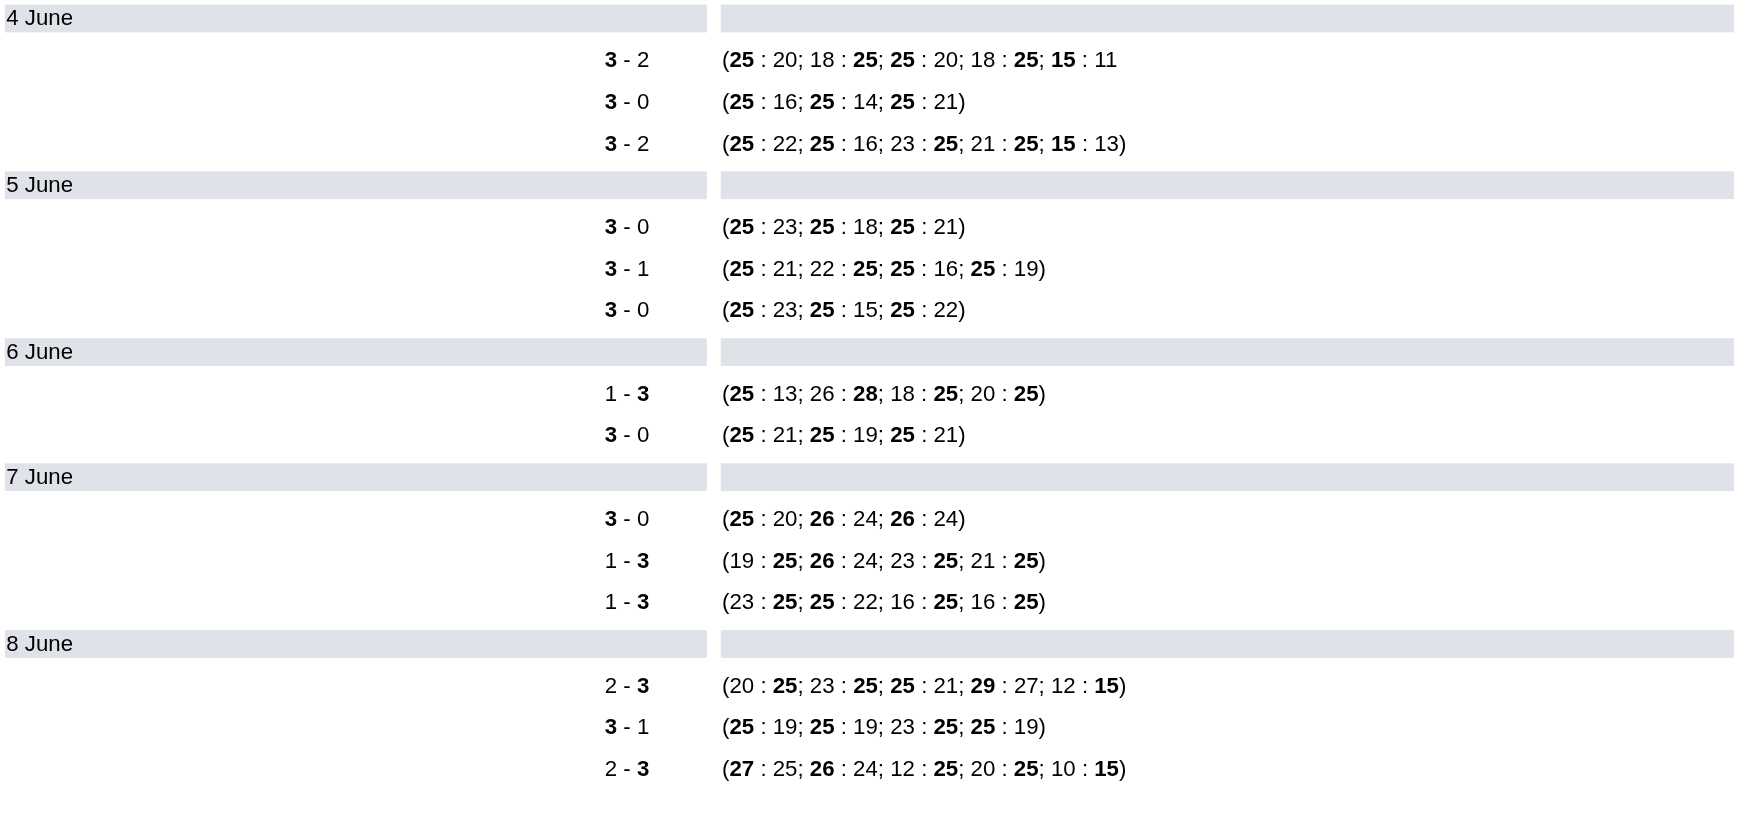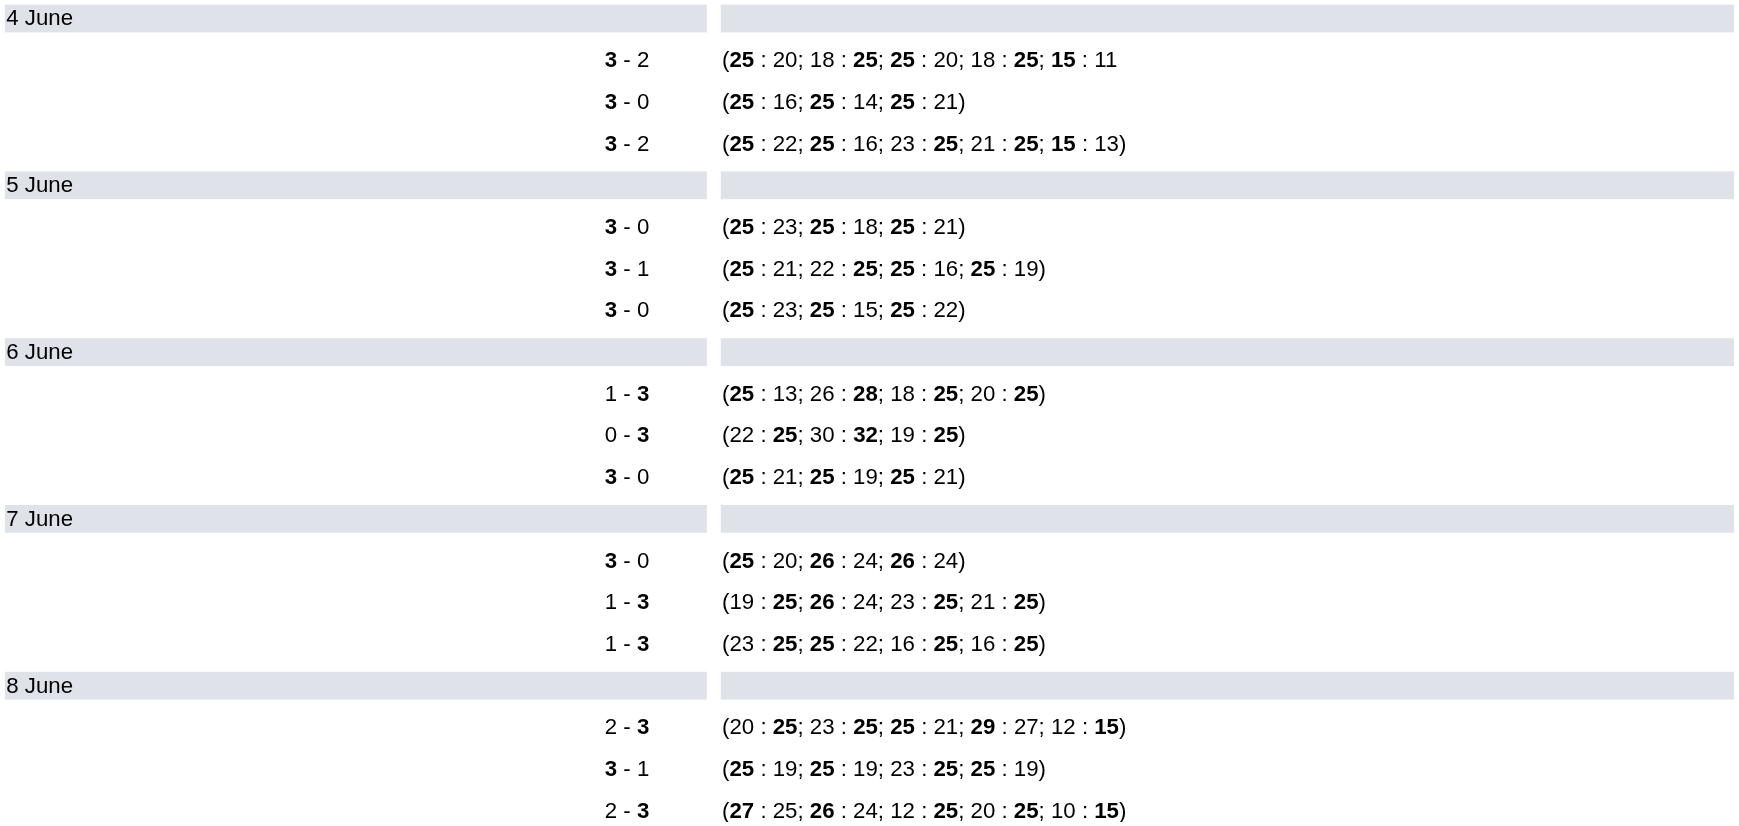+ row: (172, 435)
